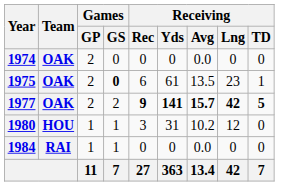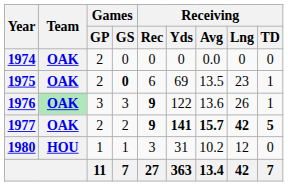(172, 81) 61 -> (181, 81) 69
+ row: (22, 103)
- row: (22, 147)
